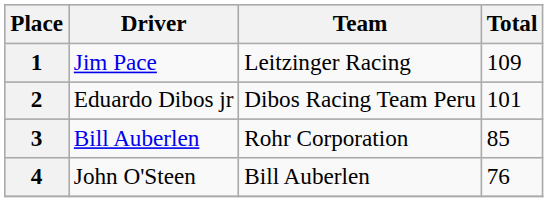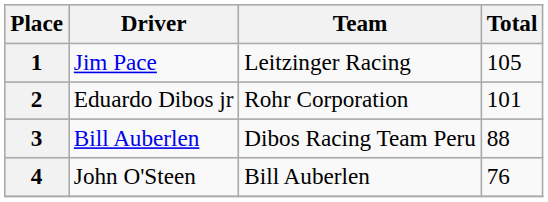(504, 62) 109 -> (504, 62) 105
(360, 100) Dibos Racing Team Peru -> (326, 100) Rohr Corporation
(326, 138) Rohr Corporation -> (360, 138) Dibos Racing Team Peru
(498, 138) 85 -> (498, 138) 88
